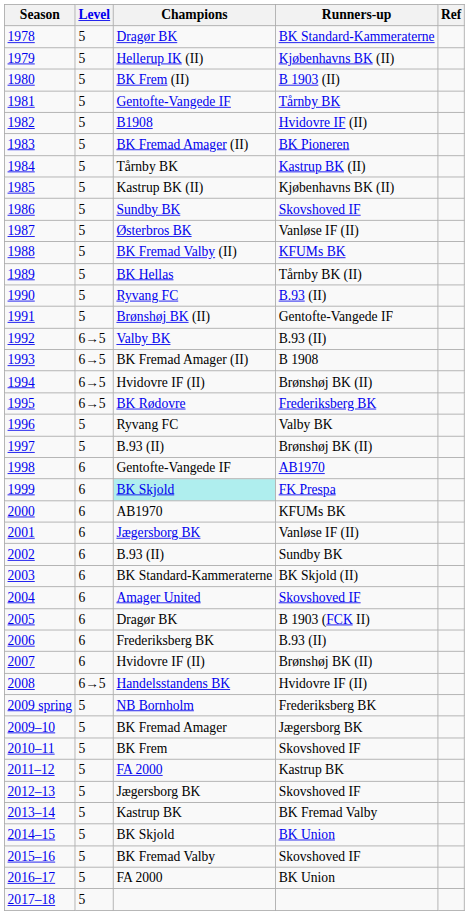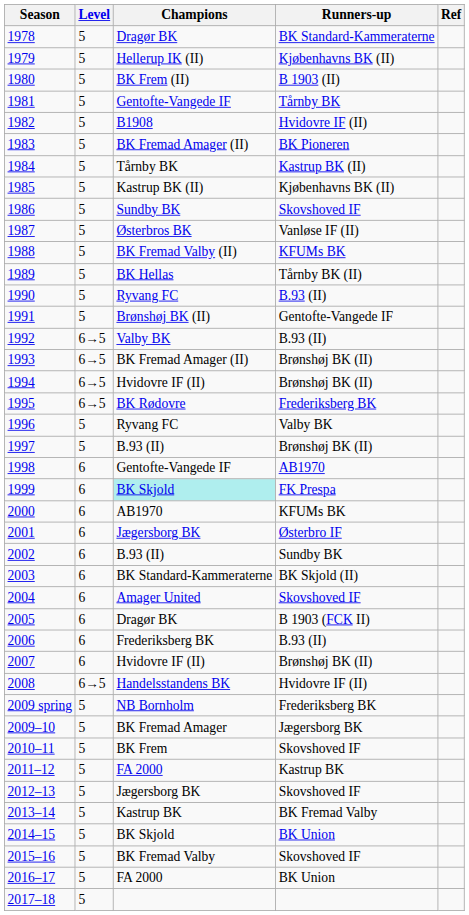(298, 360) B 1908 -> (325, 360) Brønshøj BK (II)
(319, 532) Vanløse IF (II) -> (310, 532) Østerbro IF
